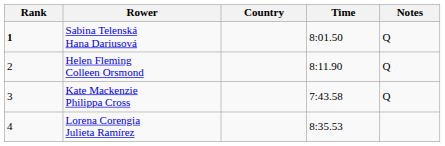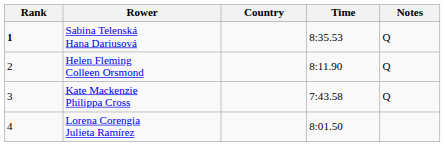(326, 36) 8:01.50 -> (326, 36) 8:35.53
(326, 126) 8:35.53 -> (326, 126) 8:01.50
